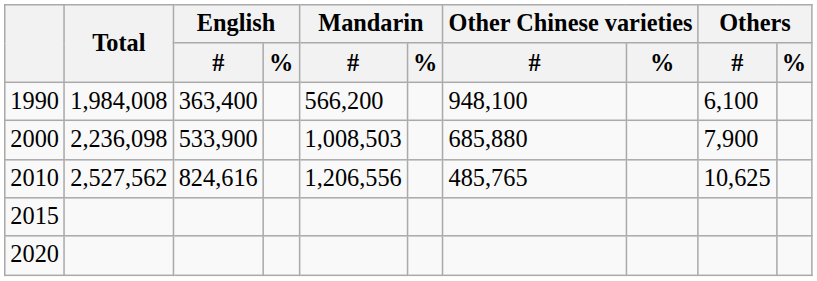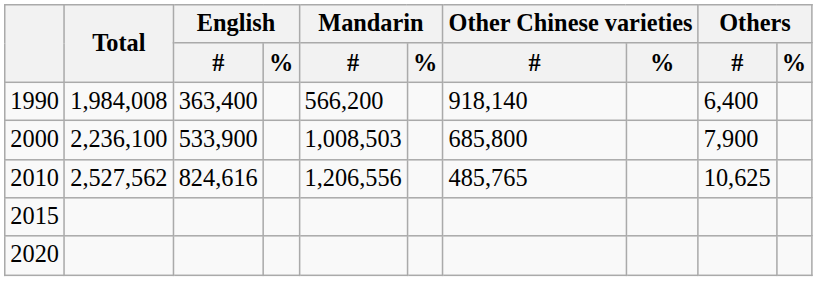(488, 100) 948,100 -> (488, 100) 918,140
(731, 100) 6,100 -> (731, 100) 6,400
(119, 139) 2,236,098 -> (119, 139) 2,236,100
(488, 139) 685,880 -> (488, 139) 685,800
